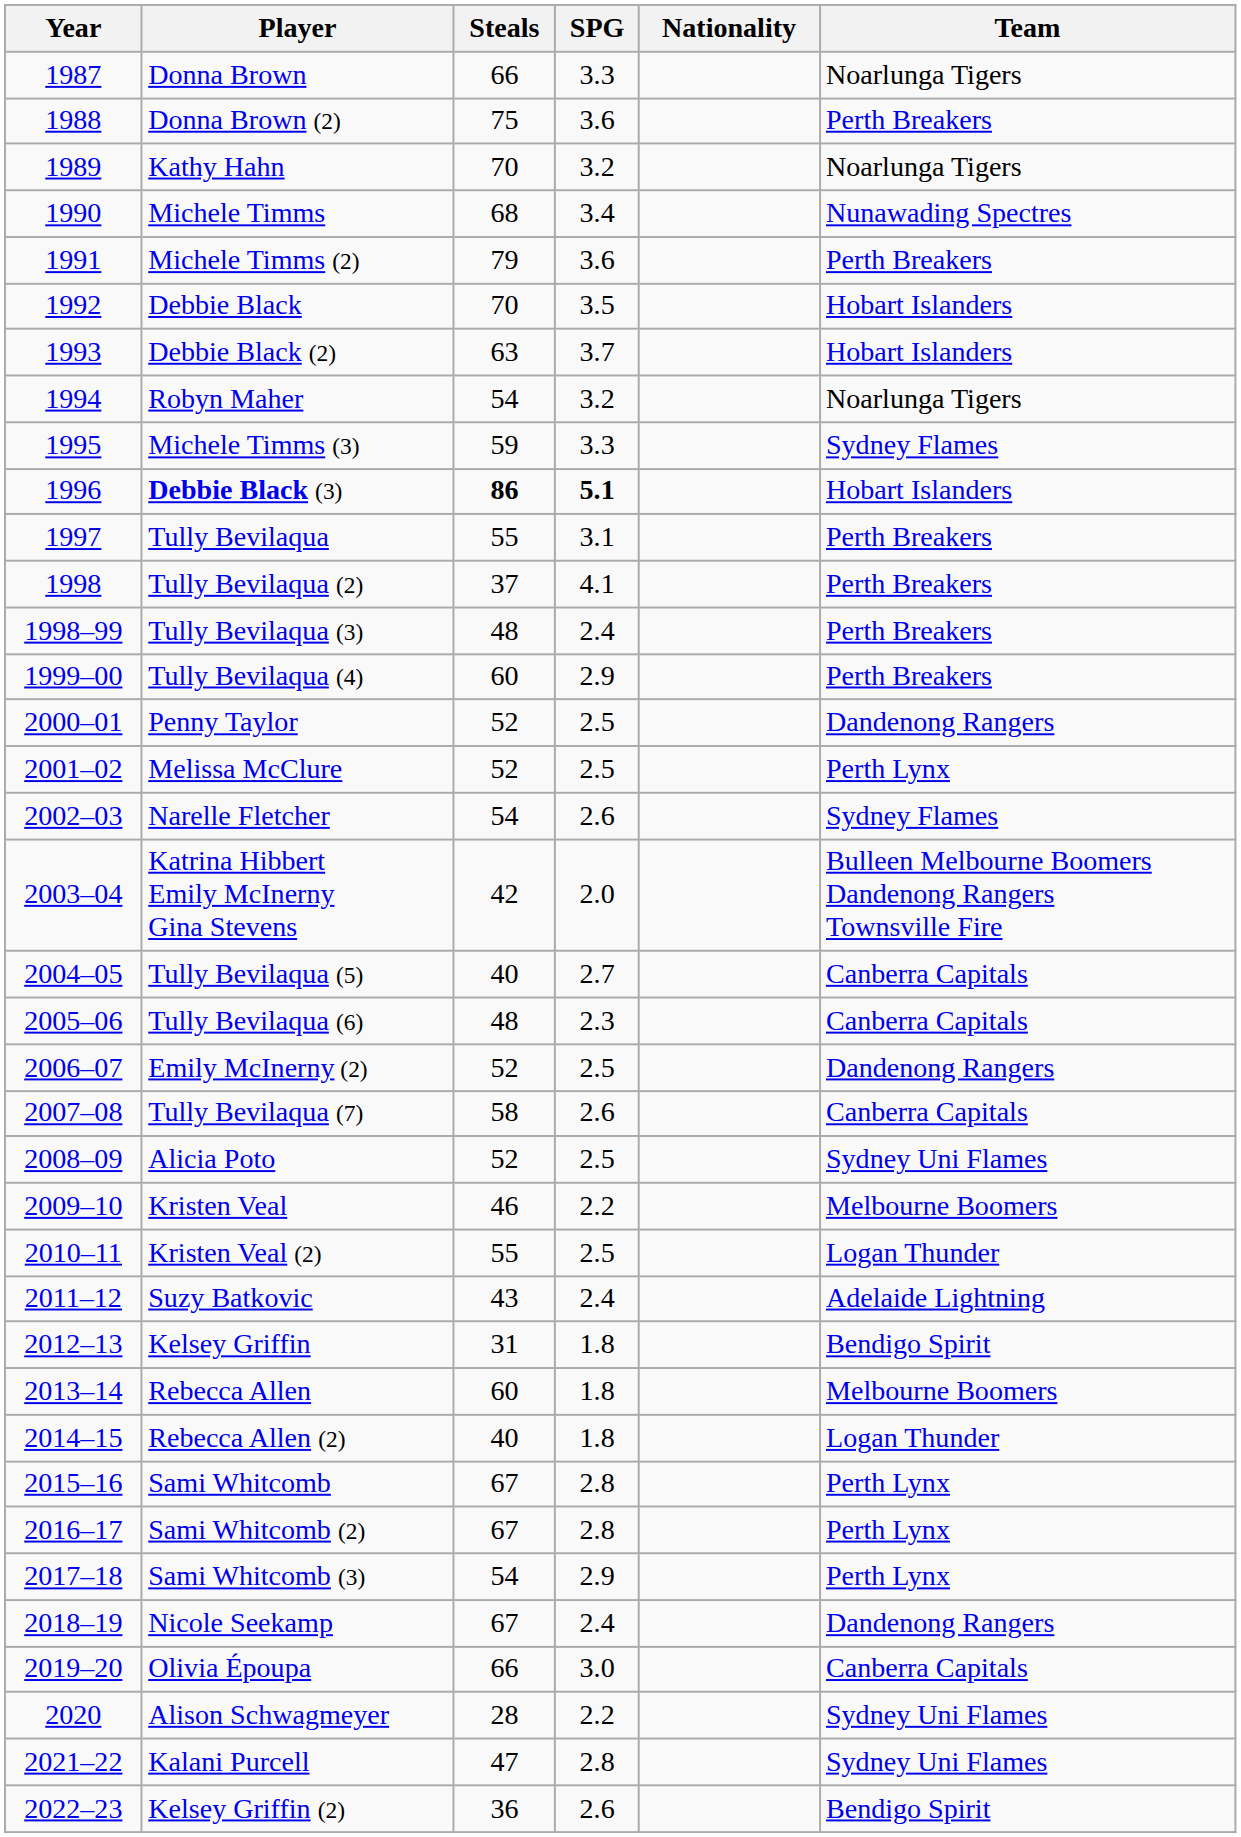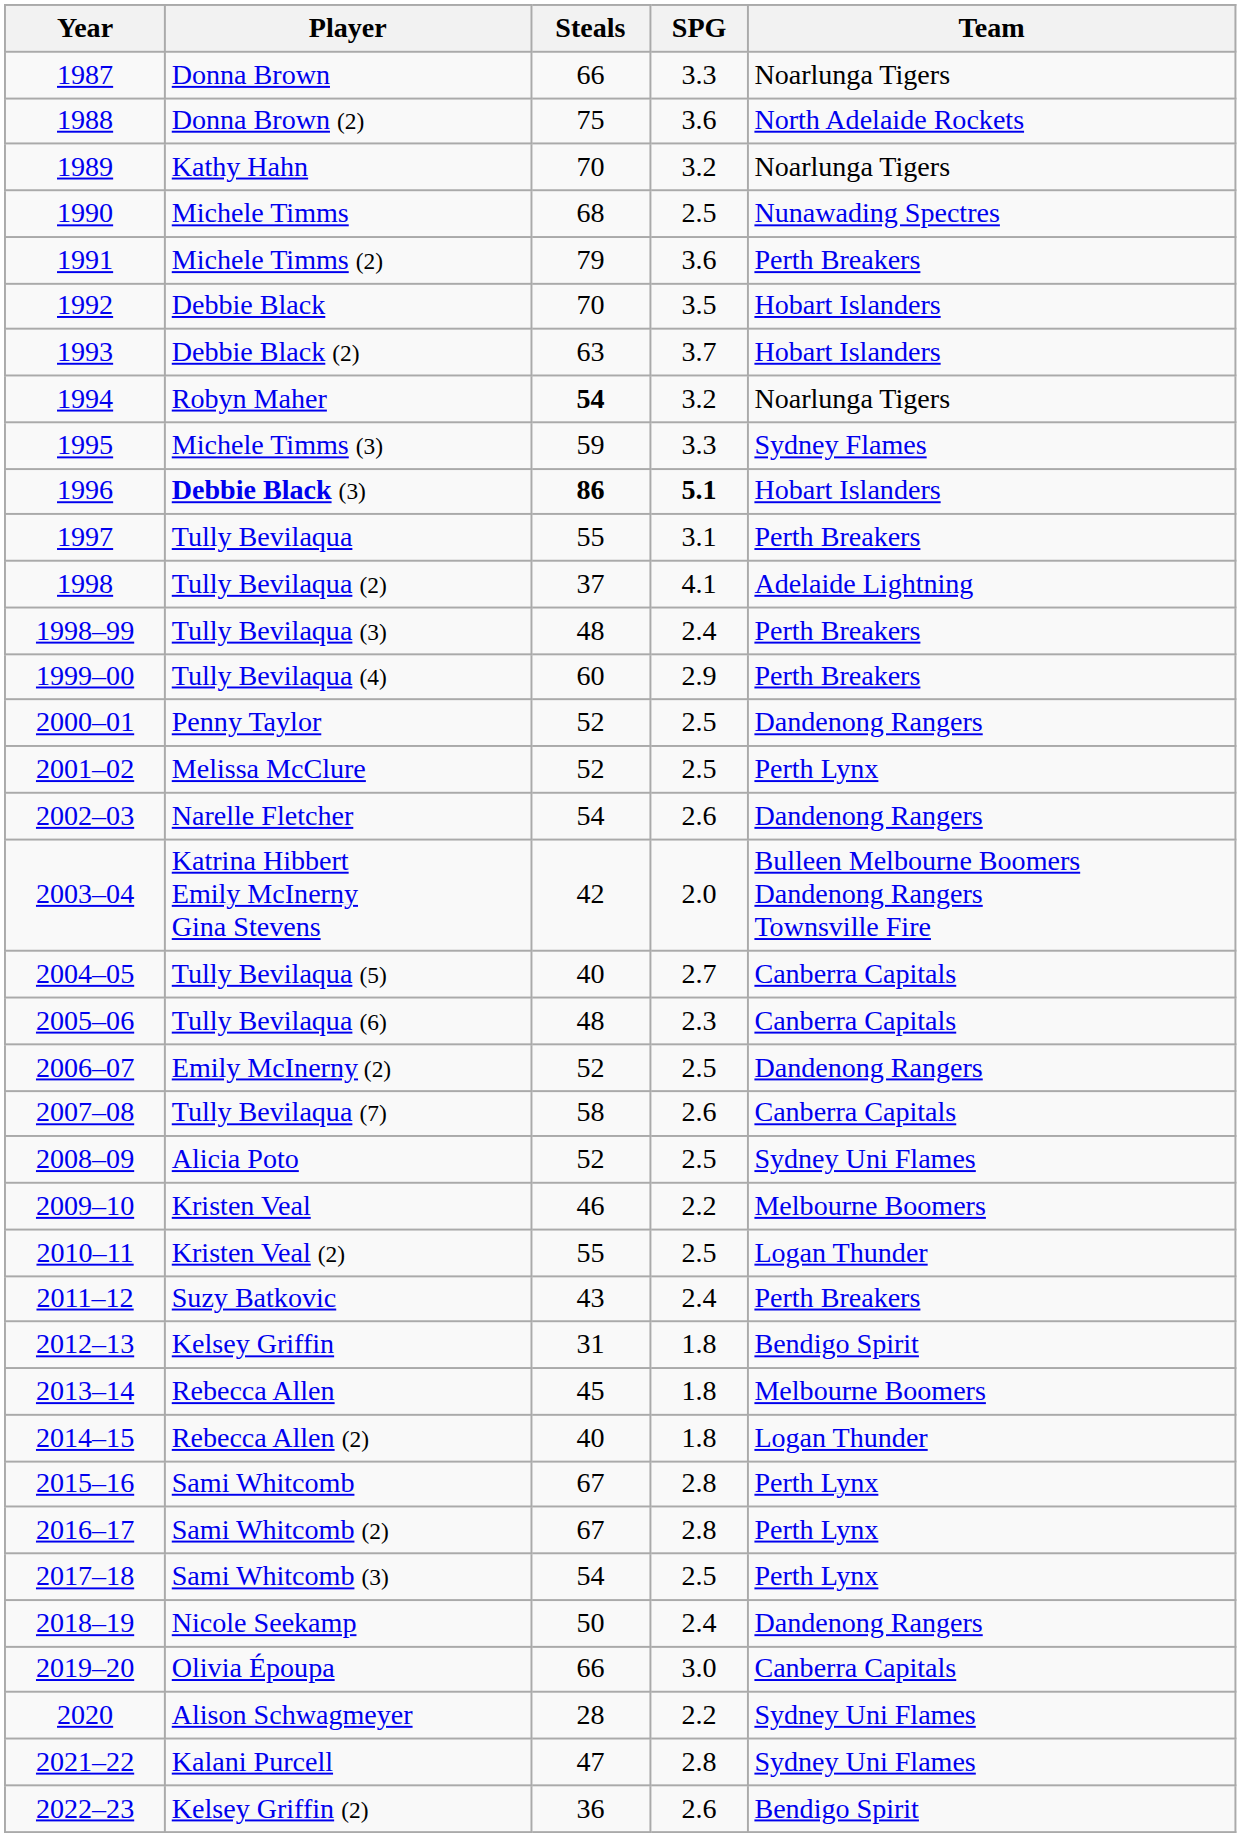- column: (729, 28)
(909, 120) Perth Breakers -> (889, 120) North Adelaide Rockets
(597, 213) 3.4 -> (699, 213) 2.5
(504, 398) normal -> (590, 398) bold
(909, 583) Perth Breakers -> (864, 583) Adelaide Lightning
(912, 815) Sydney Flames -> (869, 815) Dandenong Rangers
(935, 1298) Adelaide Lightning -> (837, 1298) Perth Breakers
(504, 1391) 60 -> (590, 1391) 45
(597, 1576) 2.9 -> (699, 1576) 2.5
(504, 1622) 67 -> (590, 1622) 50
